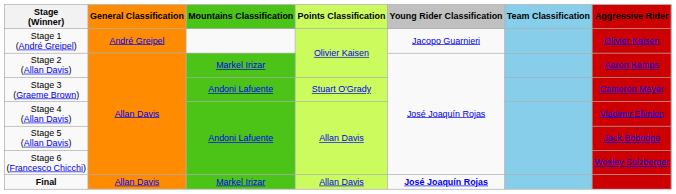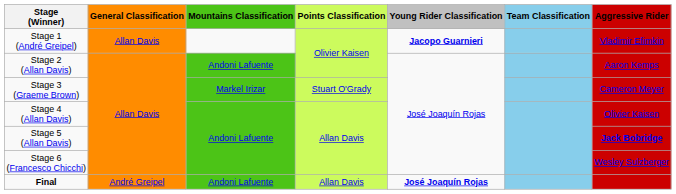(137, 41) André Greipel -> (137, 41) Allan Davis
(446, 41) normal -> (446, 41) bold
(632, 41) Olivier Kaisen -> (632, 41) Vladimir Efimkin
(241, 65) Markel Irizar -> (241, 65) Andoni Lafuente
(241, 90) Andoni Lafuente -> (241, 90) Markel Irizar
(632, 114) Vladimir Efimkin -> (632, 114) Olivier Kaisen
(632, 138) normal -> (632, 138) bold
(137, 182) Allan Davis -> (137, 182) André Greipel
(241, 182) Markel Irizar -> (241, 182) Andoni Lafuente
